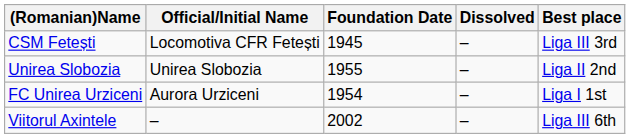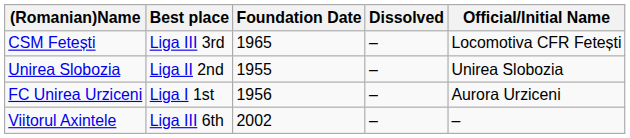columns swapped: (235, 17) <-> (582, 17)
(345, 43) 1945 -> (254, 43) 1965
(345, 95) 1954 -> (254, 95) 1956
